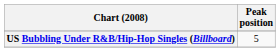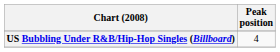(256, 39) 5 -> (256, 39) 4
